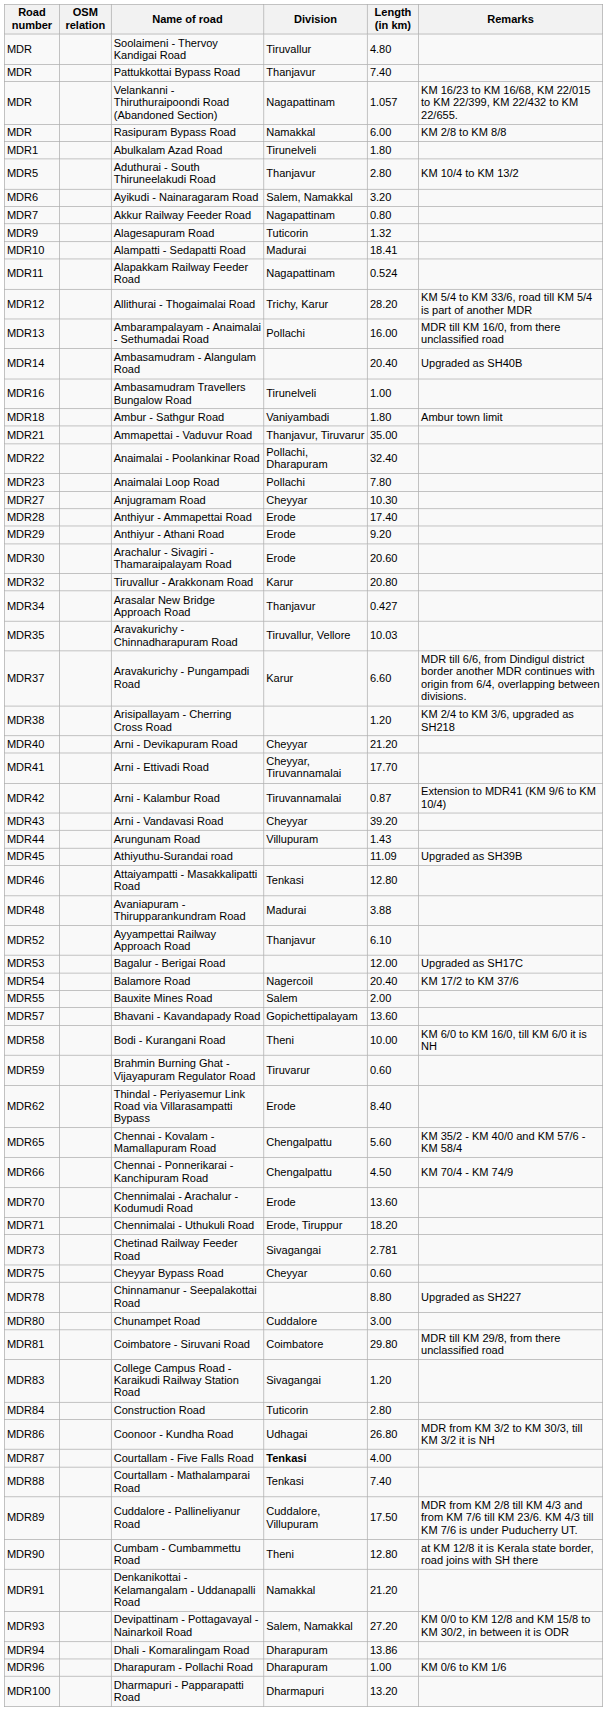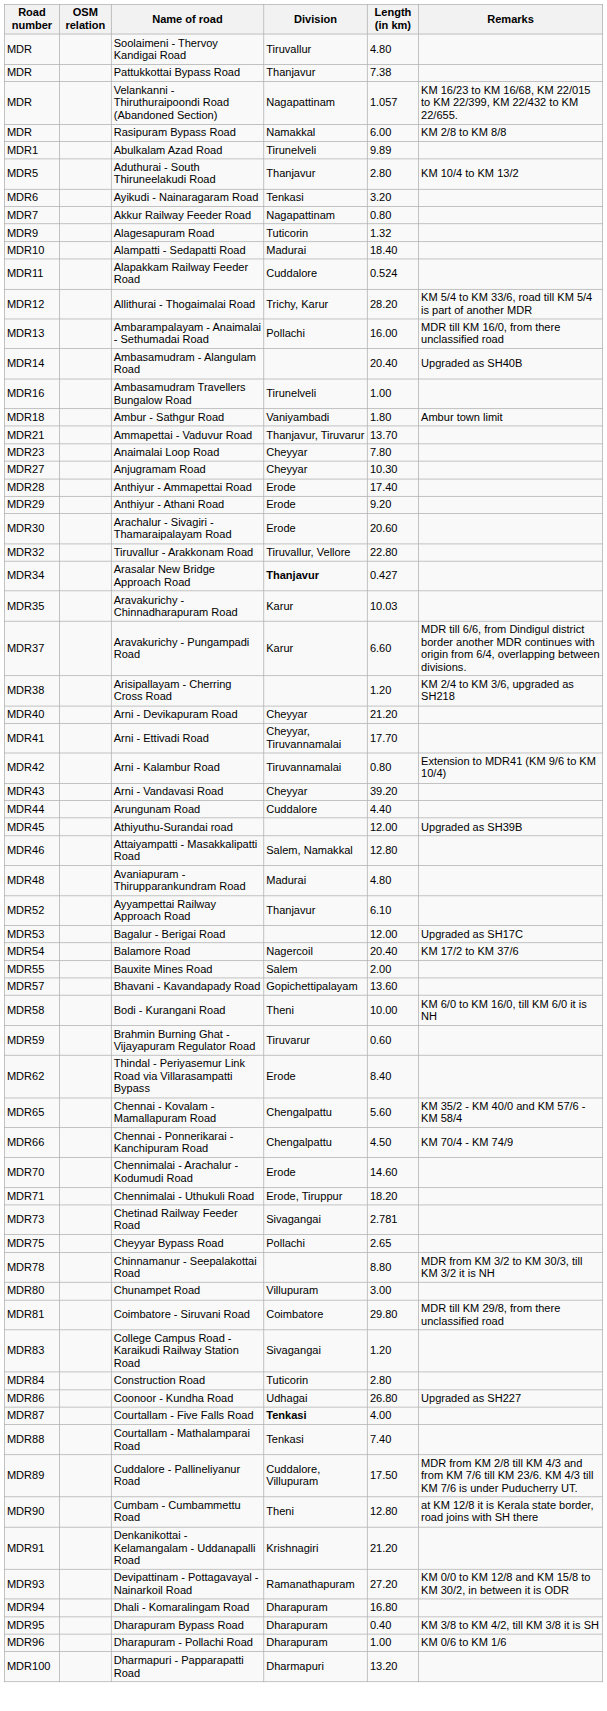(381, 73) 7.40 -> (381, 73) 7.38
(381, 150) 1.80 -> (381, 150) 9.89
(309, 197) Salem, Namakkal -> (285, 197) Tenkasi
(384, 250) 18.41 -> (384, 250) 18.40
(301, 274) Nagapattinam -> (292, 274) Cuddalore
(384, 435) 35.00 -> (384, 435) 13.70
- row: (187, 458)
(286, 482) Pollachi -> (287, 452) Cheyyar
(280, 582) Karur -> (308, 552) Tiruvallur, Vellore
(384, 582) 20.80 -> (384, 552) 22.80
(291, 606) normal -> (293, 576) bold
(308, 636) Tiruvallur, Vellore -> (280, 606) Karur
(381, 798) 0.87 -> (381, 768) 0.80
(292, 839) Villupuram -> (292, 809) Cuddalore
(381, 839) 1.43 -> (381, 809) 4.40
(383, 856) 11.09 -> (384, 827) 12.00
(285, 880) Tenkasi -> (309, 850) Salem, Namakkal
(381, 910) 3.88 -> (381, 880) 4.80
(384, 1202) 13.60 -> (384, 1172) 14.60
(287, 1273) Cheyyar -> (286, 1243) Pollachi
(381, 1273) 0.60 -> (381, 1243) 2.65
(471, 1297) Upgraded as SH227 -> (502, 1267) MDR from KM 3/2 to KM 30/3, till KM 3/2 it is NH
(292, 1321) Cuddalore -> (292, 1291) Villupuram
(502, 1434) MDR from KM 3/2 to KM 30/3, till KM 3/2 it is NH -> (471, 1398) Upgraded as SH227
(291, 1590) Namakkal -> (292, 1548) Krishnagiri
(309, 1626) Salem, Namakkal -> (310, 1584) Ramanathapuram
(384, 1650) 13.86 -> (384, 1608) 16.80
+ row: (179, 1625)
